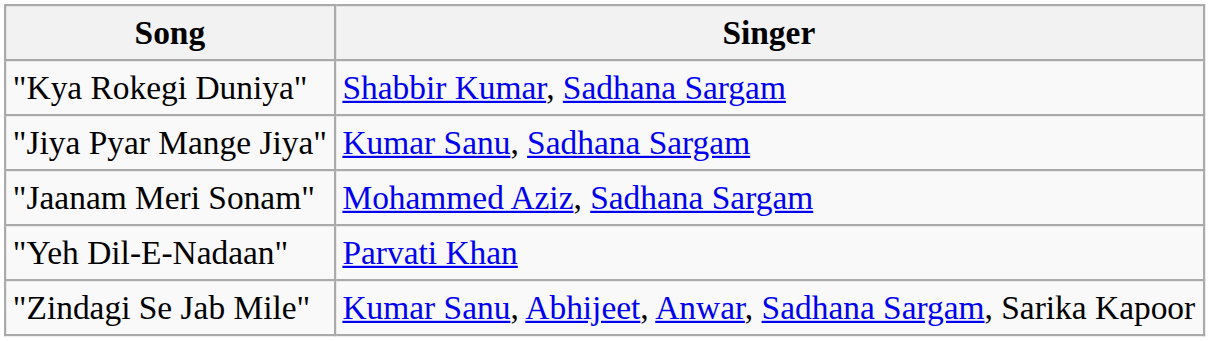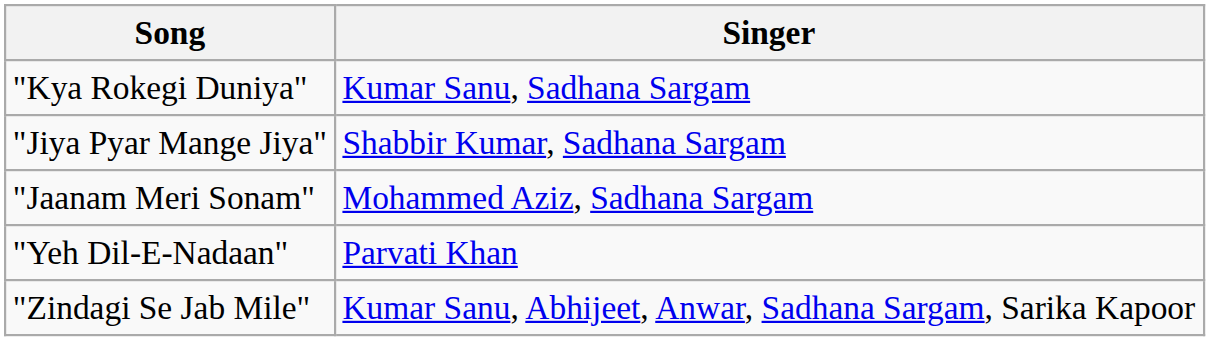(564, 87) Shabbir Kumar, Sadhana Sargam -> (546, 87) Kumar Sanu, Sadhana Sargam
(546, 142) Kumar Sanu, Sadhana Sargam -> (564, 142) Shabbir Kumar, Sadhana Sargam
